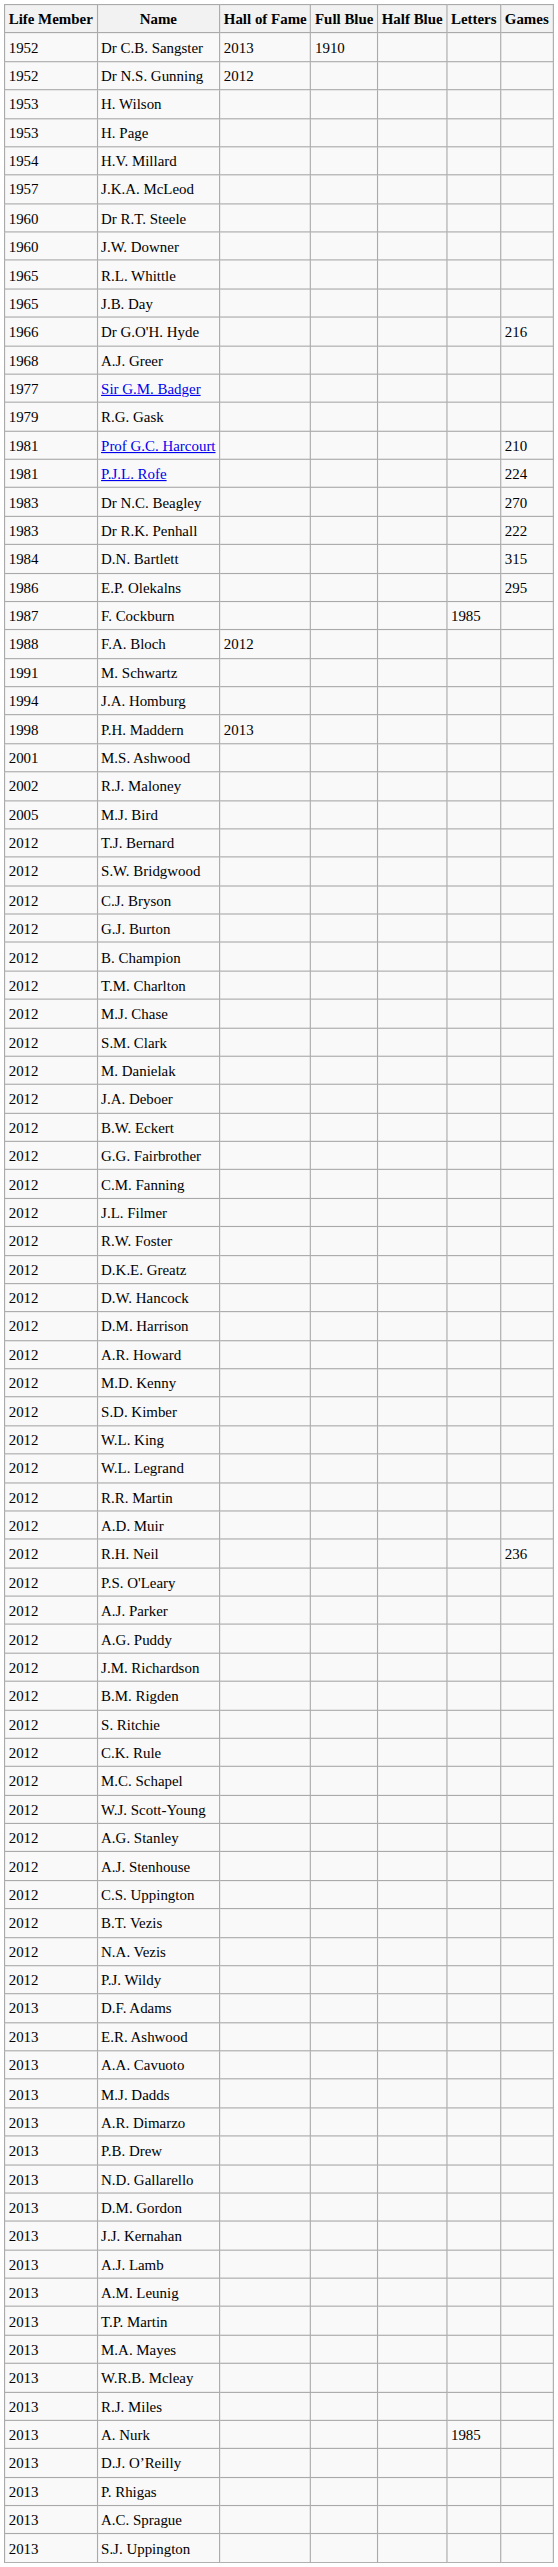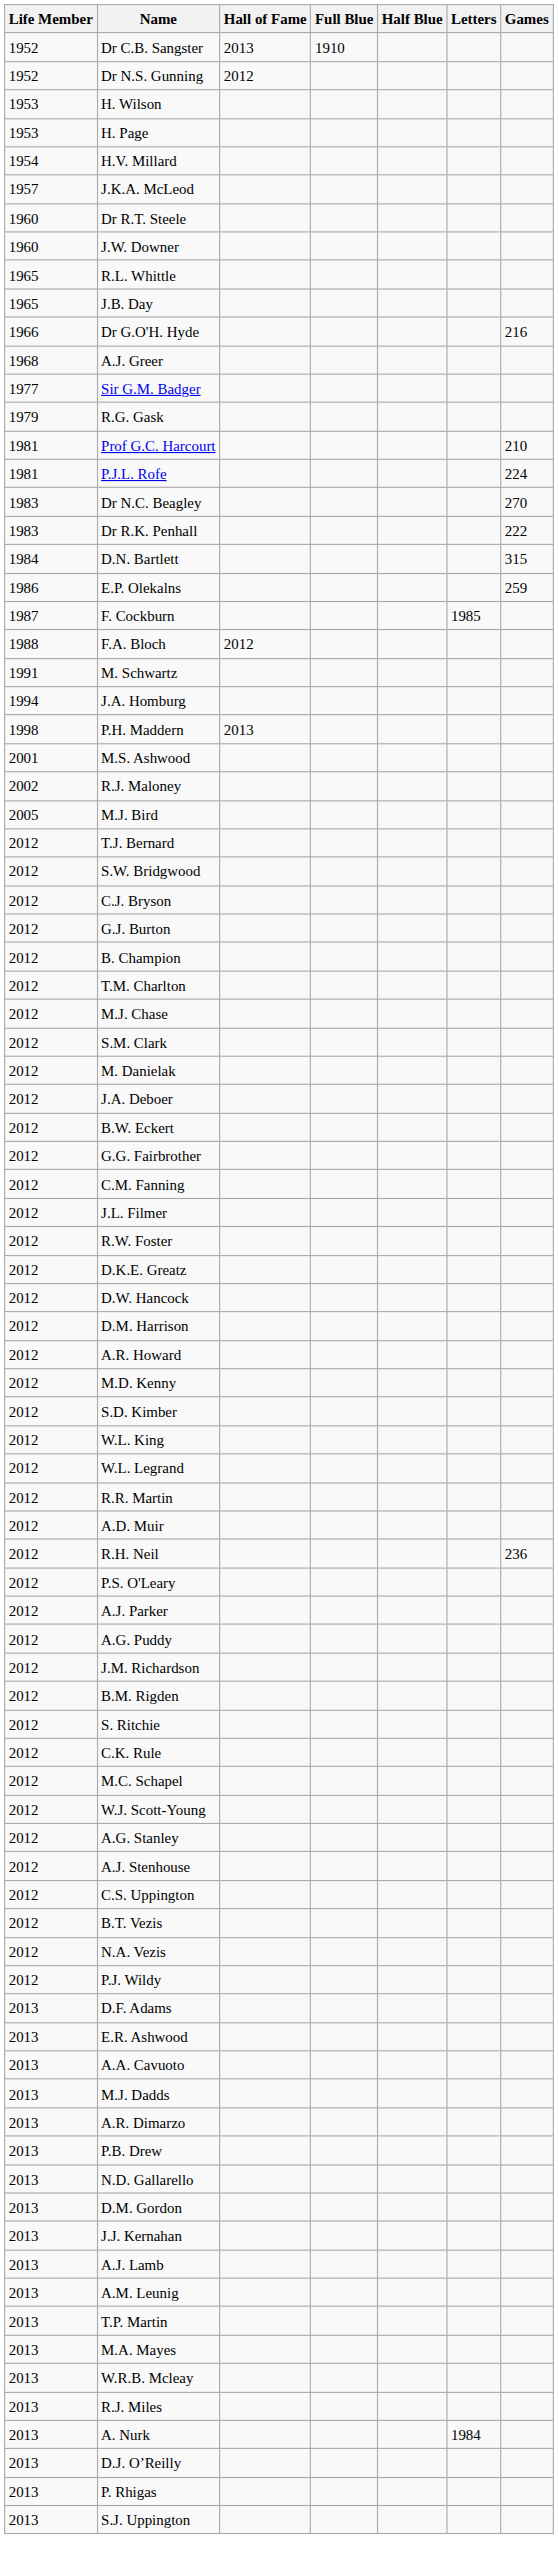(516, 588) 295 -> (516, 588) 259
(466, 2435) 1985 -> (466, 2435) 1984
- row: (142, 2520)
